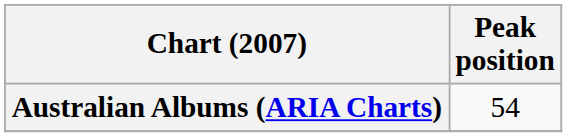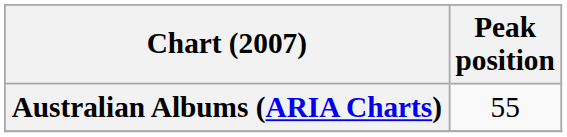(505, 107) 54 -> (505, 107) 55
